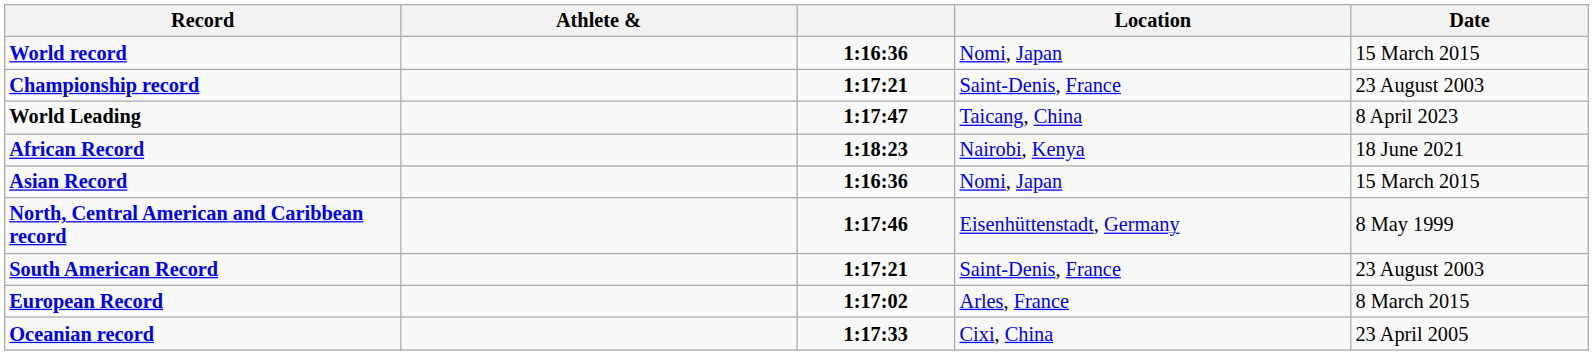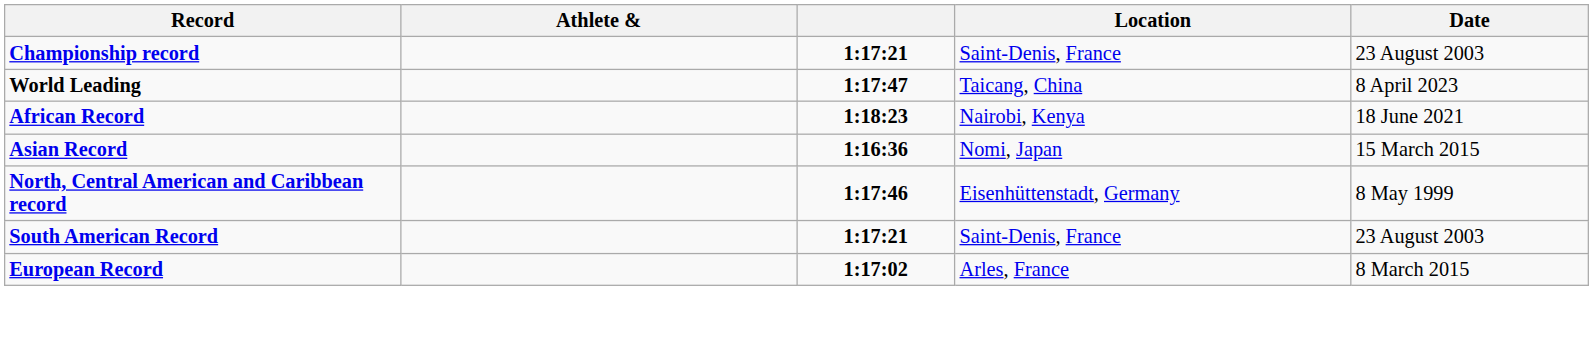- row: (68, 52)
- row: (82, 333)
